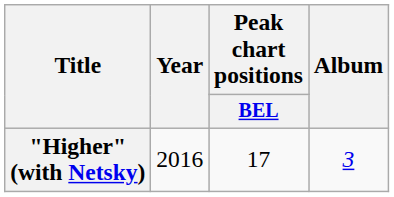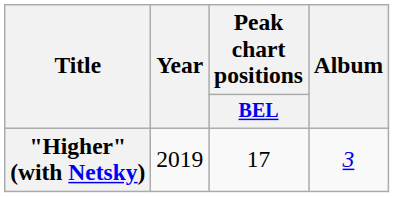(180, 159) 2016 -> (180, 159) 2019
